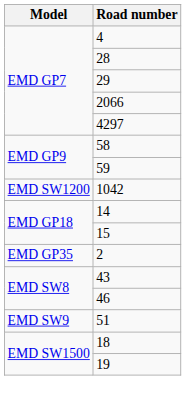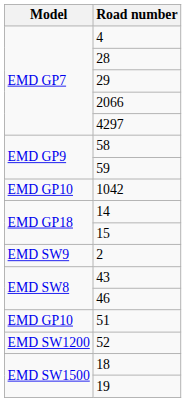(49, 189) EMD SW1200 -> (40, 189) EMD GP10
(40, 255) EMD GP35 -> (38, 255) EMD SW9
(38, 320) EMD SW9 -> (40, 320) EMD GP10
+ row: (103, 342)
